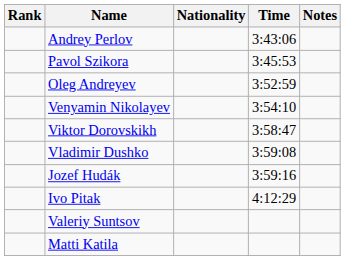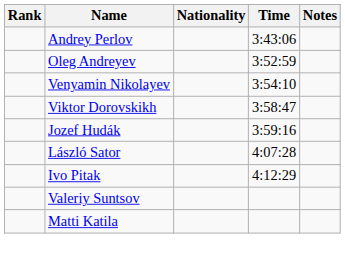- row: (88, 61)
- row: (98, 152)
+ row: (84, 152)
